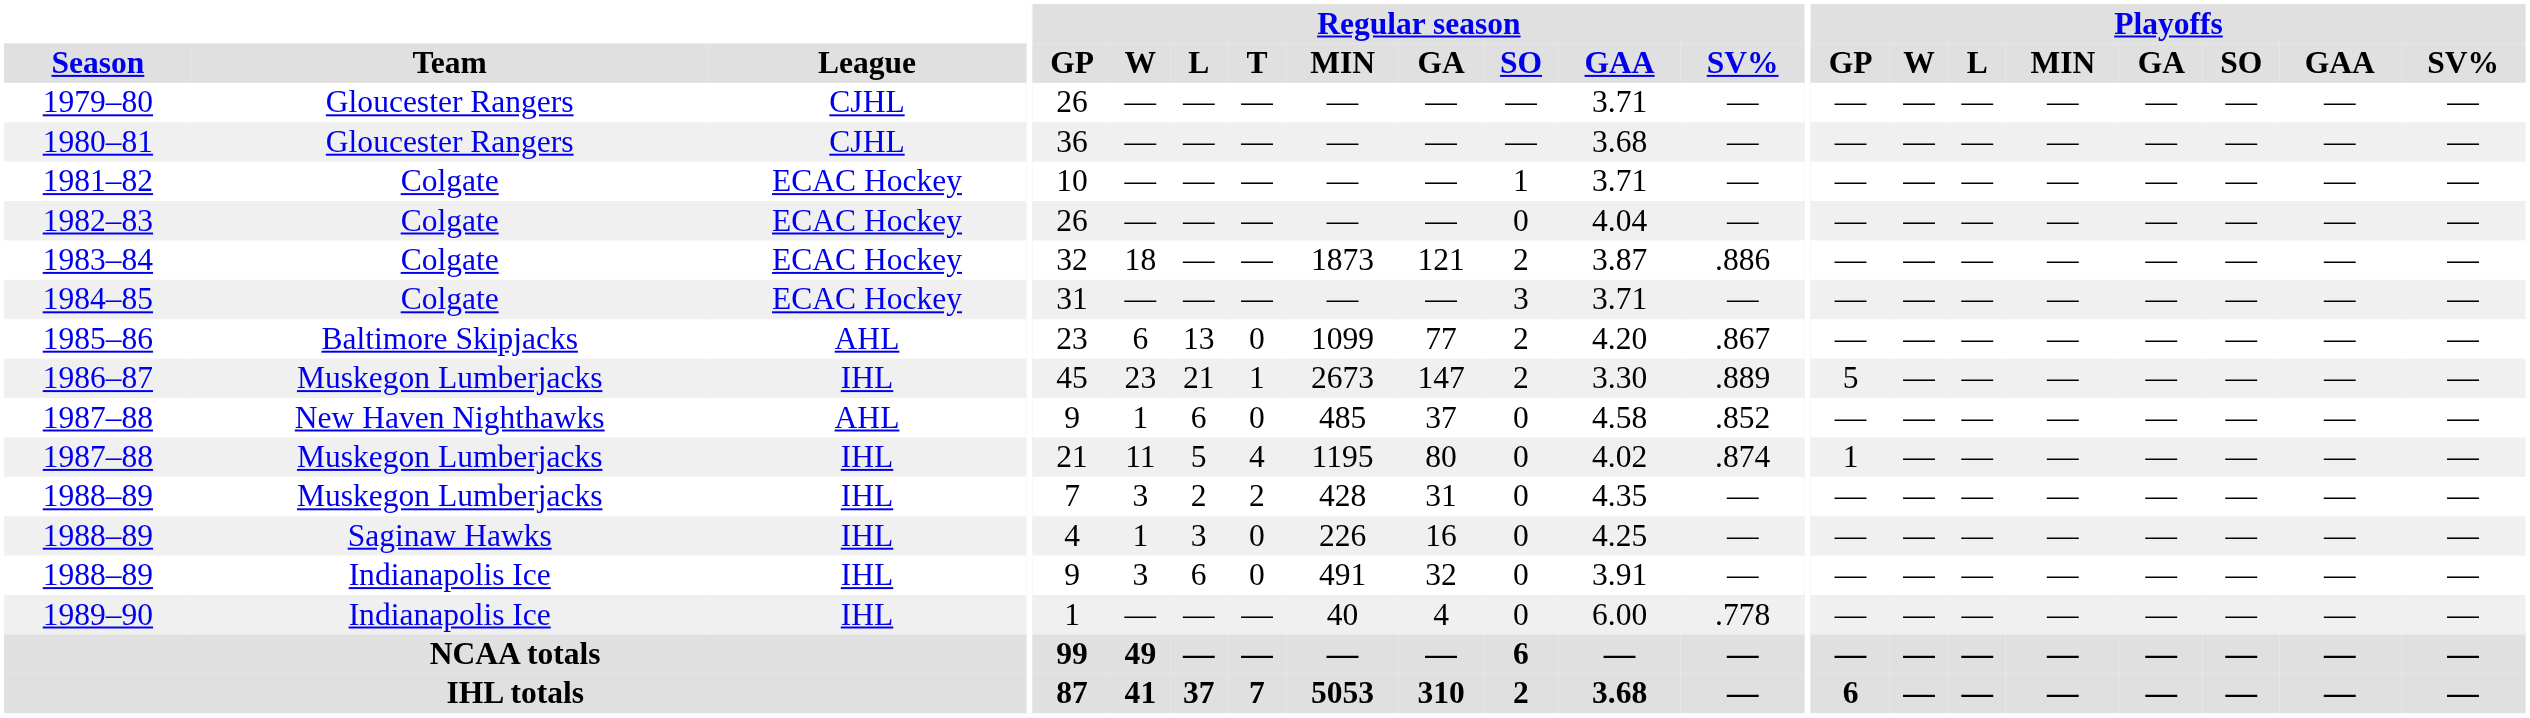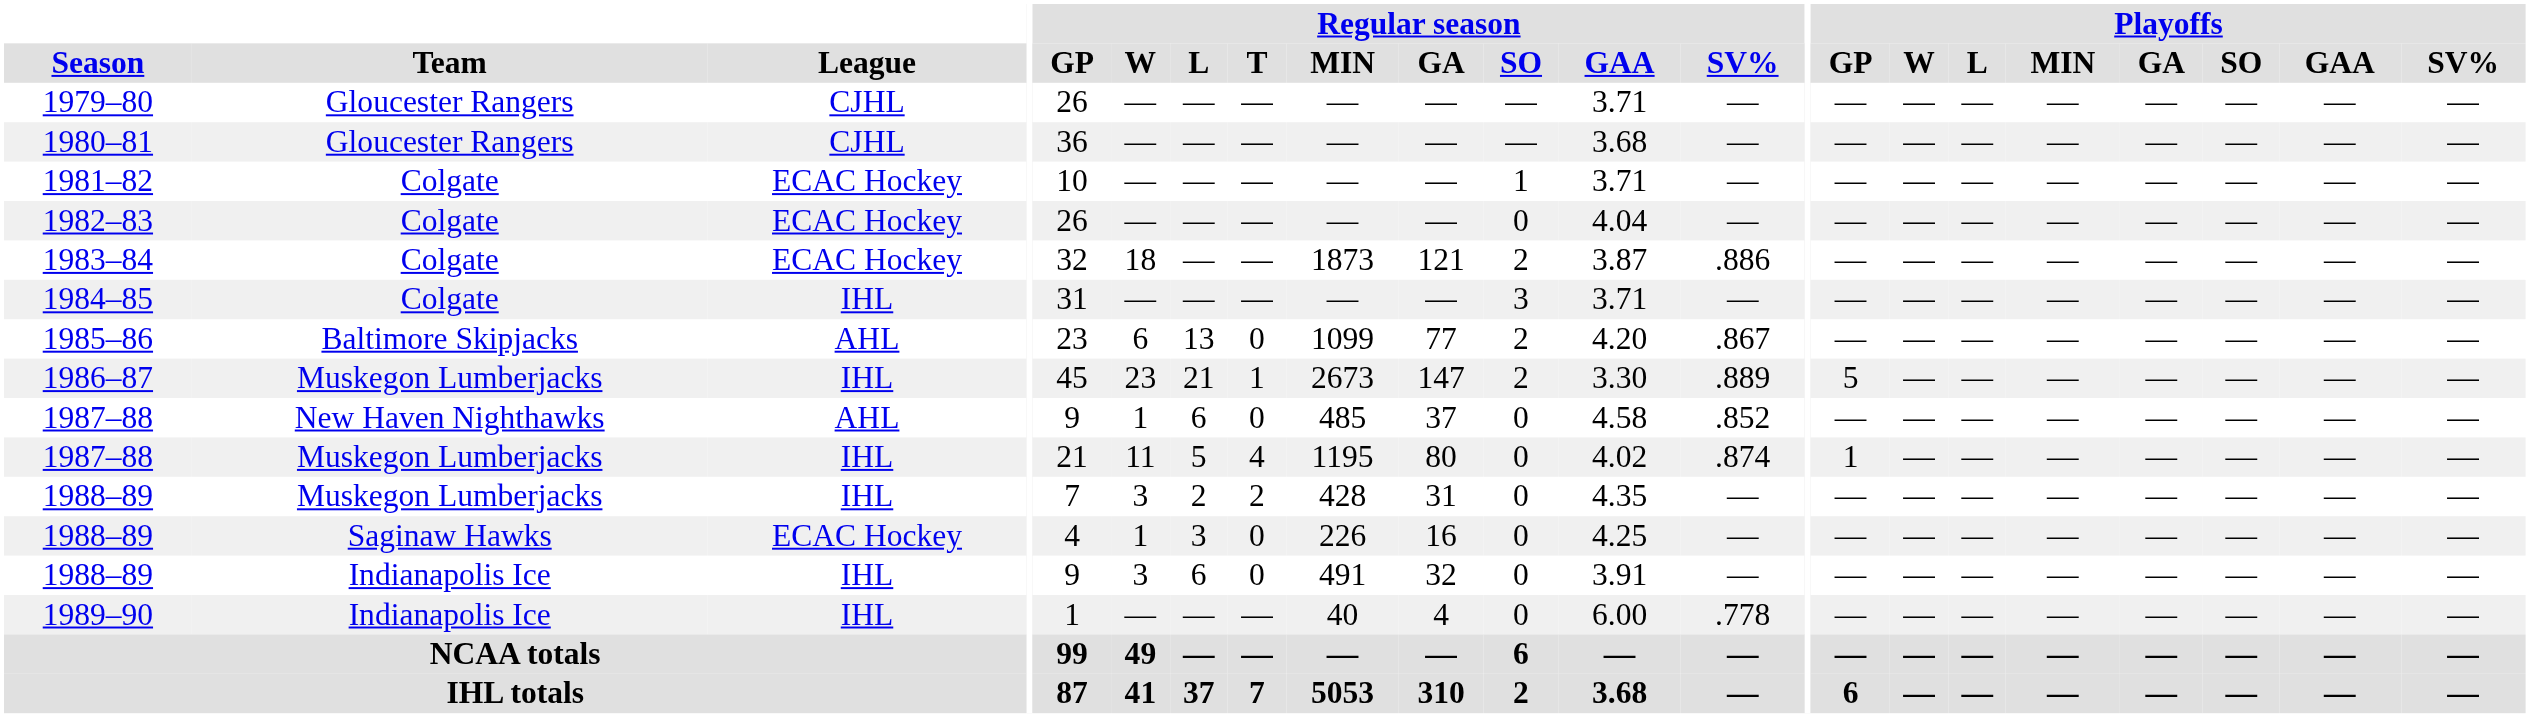(867, 299) ECAC Hockey -> (867, 299) IHL
(867, 535) IHL -> (867, 535) ECAC Hockey
